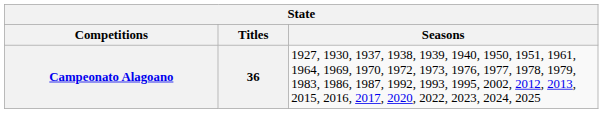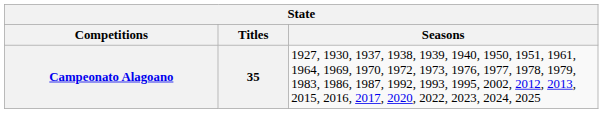(253, 76) 36 -> (253, 76) 35
